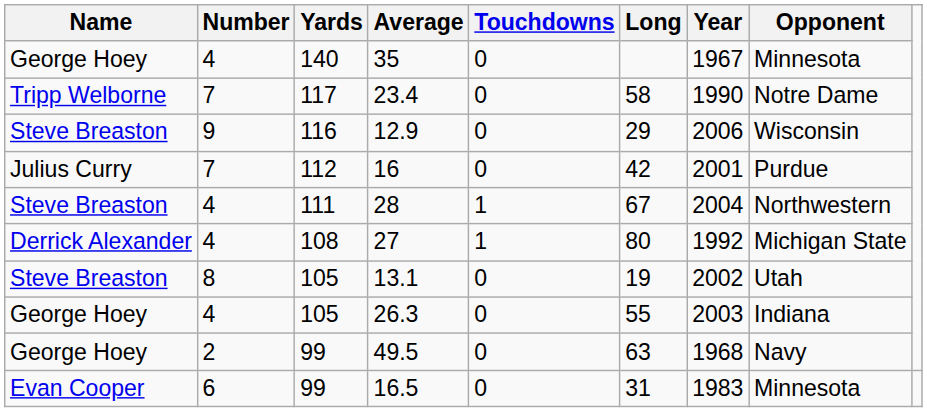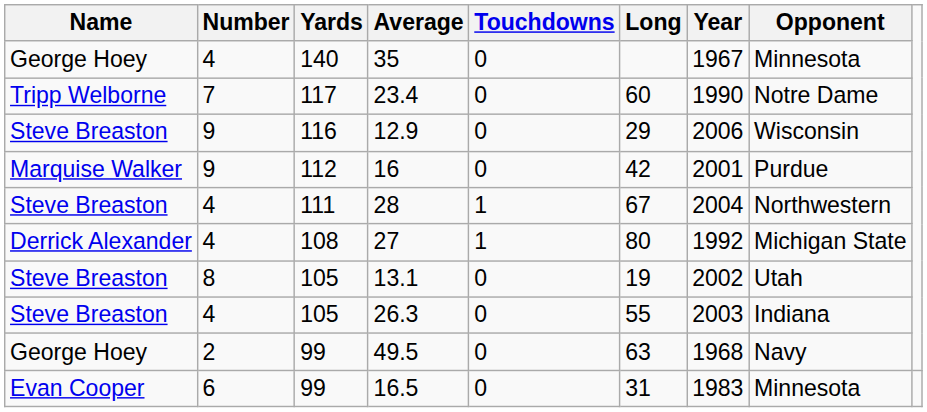(638, 95) 58 -> (638, 95) 60
(71, 168) Julius Curry -> (96, 168) Marquise Walker
(209, 168) 7 -> (209, 168) 9
(79, 315) George Hoey -> (89, 315) Steve Breaston
